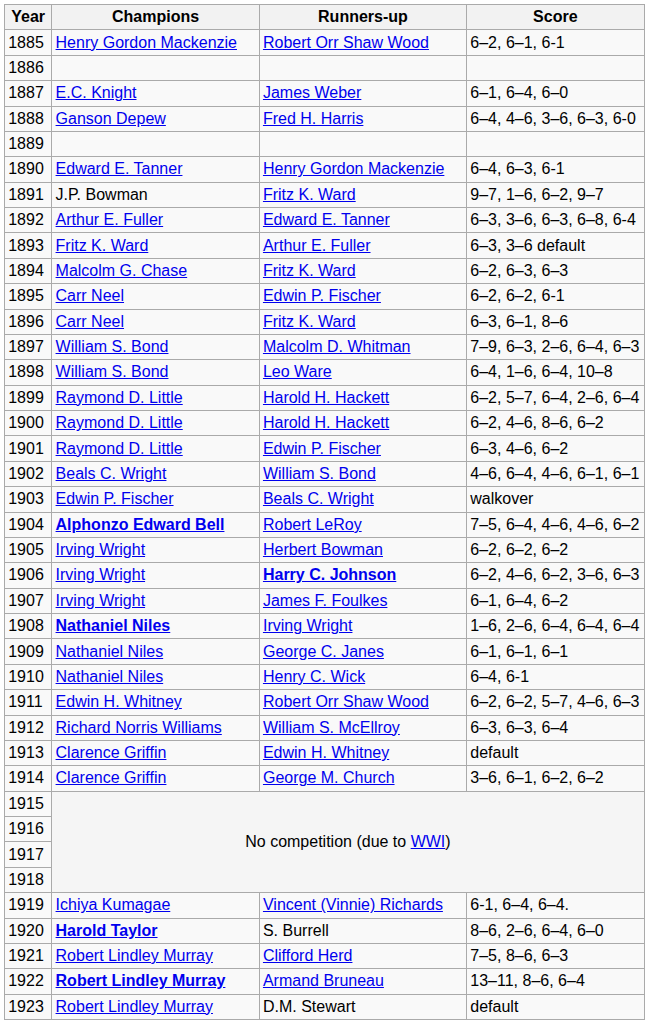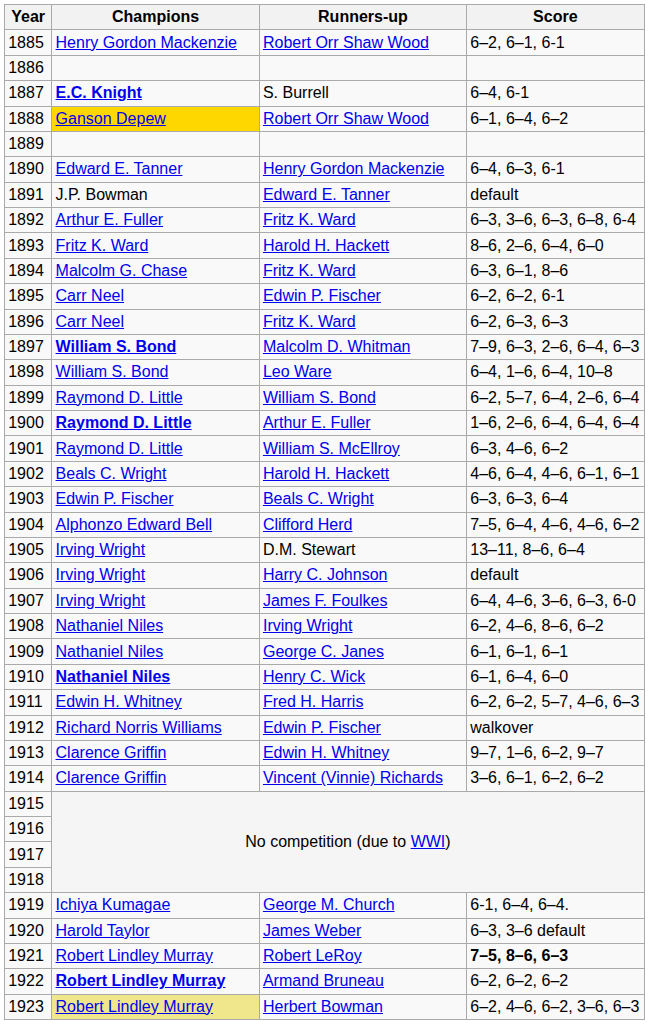(96, 93) normal -> (99, 93) bold
(312, 93) James Weber -> (296, 93) S. Burrell
(519, 93) 6–1, 6–4, 6–0 -> (500, 93) 6–4, 6-1
(111, 118) no background -> (111, 118) gold background
(313, 118) Fred H. Harris -> (346, 118) Robert Orr Shaw Wood
(553, 118) 6–4, 4–6, 3–6, 6–3, 6-0 -> (519, 118) 6–1, 6–4, 6–2
(309, 194) Fritz K. Ward -> (326, 194) Edward E. Tanner
(537, 194) 9–7, 1–6, 6–2, 9–7 -> (494, 194) default
(326, 220) Edward E. Tanner -> (309, 220) Fritz K. Ward
(317, 245) Arthur E. Fuller -> (326, 245) Harold H. Hackett
(528, 245) 6–3, 3–6 default -> (537, 245) 8–6, 2–6, 6–4, 6–0
(519, 270) 6–2, 6–3, 6–3 -> (519, 270) 6–3, 6–1, 8–6
(519, 321) 6–3, 6–1, 8–6 -> (519, 321) 6–2, 6–3, 6–3
(112, 347) normal -> (116, 347) bold
(326, 397) Harold H. Hackett -> (319, 397) William S. Bond
(119, 423) normal -> (124, 423) bold
(326, 423) Harold H. Hackett -> (317, 423) Arthur E. Fuller
(537, 423) 6–2, 4–6, 8–6, 6–2 -> (555, 423) 1–6, 2–6, 6–4, 6–4, 6–4
(322, 448) Edwin P. Fischer -> (331, 448) William S. McEllroy
(319, 473) William S. Bond -> (326, 473) Harold H. Hackett
(502, 499) walkover -> (519, 499) 6–3, 6–3, 6–4
(140, 524) bold -> (134, 524) normal
(312, 524) Robert LeRoy -> (308, 524) Clifford Herd
(323, 550) Herbert Bowman -> (309, 550) D.M. Stewart
(519, 550) 6–2, 6–2, 6–2 -> (528, 550) 13–11, 8–6, 6–4
(330, 575) bold -> (325, 575) normal
(555, 575) 6–2, 4–6, 6–2, 3–6, 6–3 -> (494, 575) default
(519, 600) 6–1, 6–4, 6–2 -> (553, 600) 6–4, 4–6, 3–6, 6–3, 6-0
(113, 626) bold -> (109, 626) normal
(555, 626) 1–6, 2–6, 6–4, 6–4, 6–4 -> (537, 626) 6–2, 4–6, 8–6, 6–2
(109, 676) normal -> (113, 676) bold
(500, 676) 6–4, 6-1 -> (519, 676) 6–1, 6–4, 6–0
(346, 702) Robert Orr Shaw Wood -> (313, 702) Fred H. Harris
(331, 727) William S. McEllroy -> (322, 727) Edwin P. Fischer
(519, 727) 6–3, 6–3, 6–4 -> (502, 727) walkover
(494, 753) default -> (537, 753) 9–7, 1–6, 6–2, 9–7
(329, 778) George M. Church -> (353, 778) Vincent (Vinnie) Richards
(353, 905) Vincent (Vinnie) Richards -> (329, 905) George M. Church
(107, 930) bold -> (103, 930) normal
(296, 930) S. Burrell -> (312, 930) James Weber
(537, 930) 8–6, 2–6, 6–4, 6–0 -> (528, 930) 6–3, 3–6 default
(308, 956) Clifford Herd -> (312, 956) Robert LeRoy
(519, 956) normal -> (519, 956) bold
(528, 981) 13–11, 8–6, 6–4 -> (519, 981) 6–2, 6–2, 6–2
(134, 1006) no background -> (134, 1006) khaki background
(309, 1006) D.M. Stewart -> (323, 1006) Herbert Bowman
(494, 1006) default -> (555, 1006) 6–2, 4–6, 6–2, 3–6, 6–3
